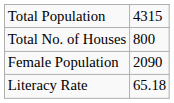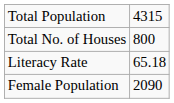rows swapped: (63, 62) <-> (48, 86)
